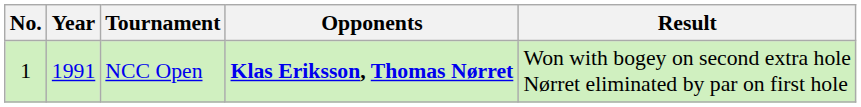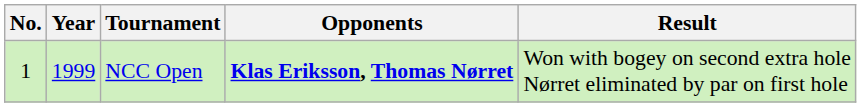(74, 71) 1991 -> (74, 71) 1999
